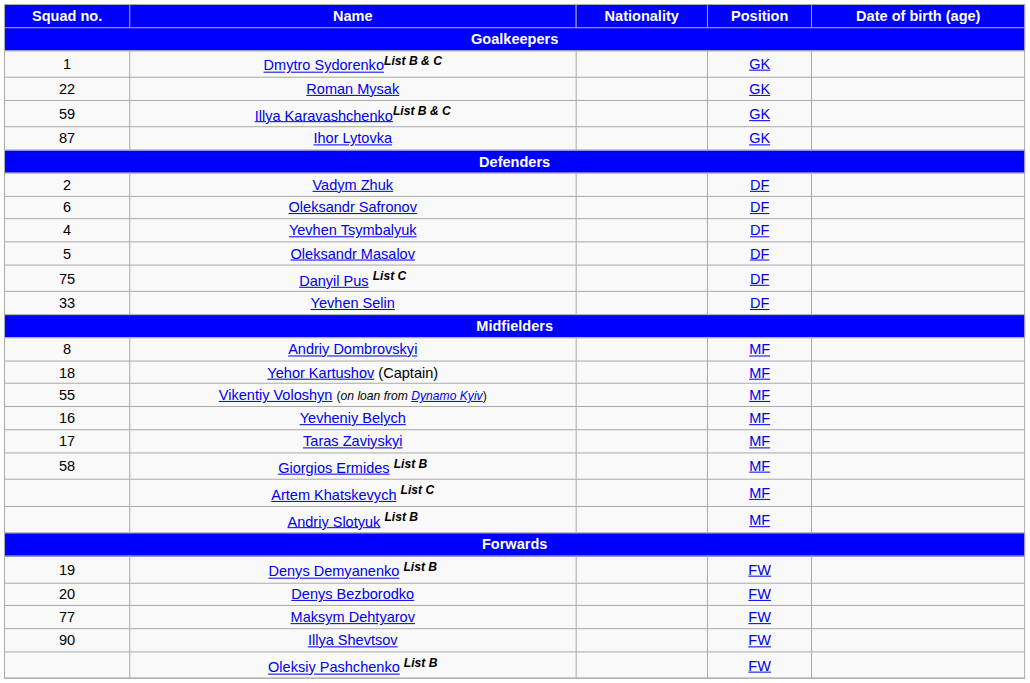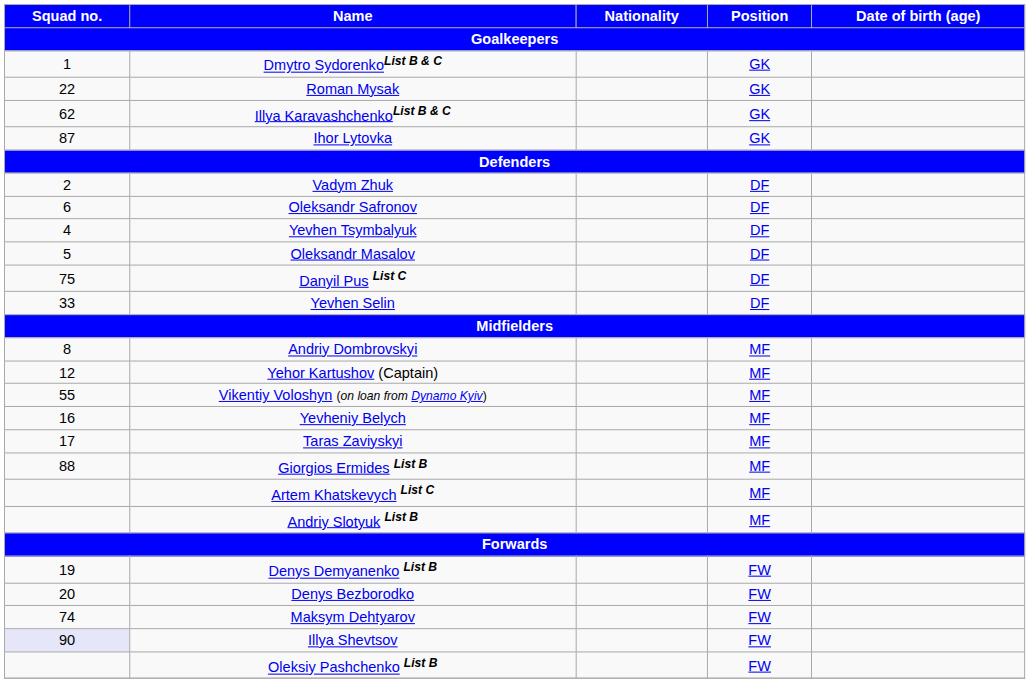(67, 114) 59 -> (67, 114) 62
(67, 373) 18 -> (67, 373) 12
(67, 466) 58 -> (67, 466) 88
(67, 618) 77 -> (67, 618) 74
(67, 641) no background -> (67, 641) lavender background
